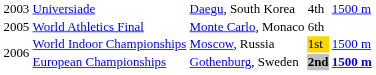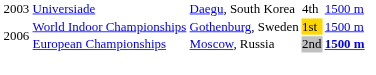- row: (88, 26)
(232, 44) Moscow, Russia -> (244, 26) Gothenburg, Sweden
(244, 62) Gothenburg, Sweden -> (232, 44) Moscow, Russia
(318, 62) bold -> (312, 44) normal
